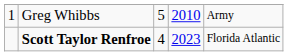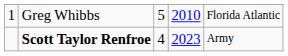(220, 16) Army -> (243, 16) Florida Atlantic
(243, 39) Florida Atlantic -> (220, 39) Army
